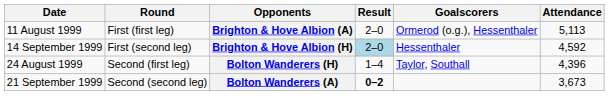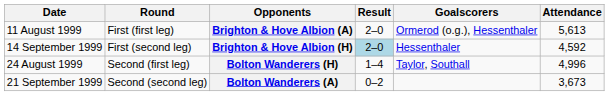(572, 30) 5,113 -> (572, 30) 5,613
(572, 64) 4,396 -> (572, 64) 4,996
(374, 82) bold -> (374, 82) normal
